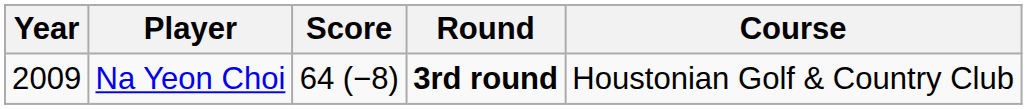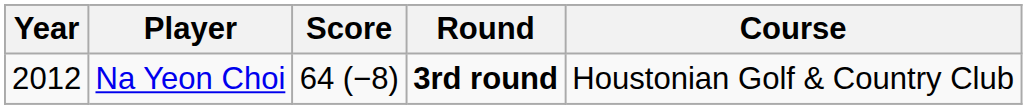(47, 78) 2009 -> (47, 78) 2012
